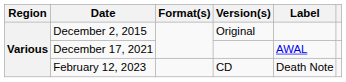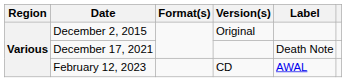(292, 49) AWAL -> (305, 49) Death Note
(305, 67) Death Note -> (292, 67) AWAL
